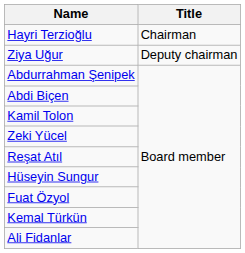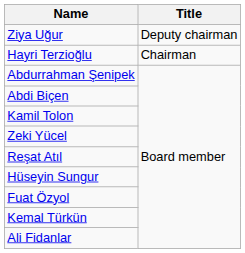rows swapped: (50, 34) <-> (35, 55)
